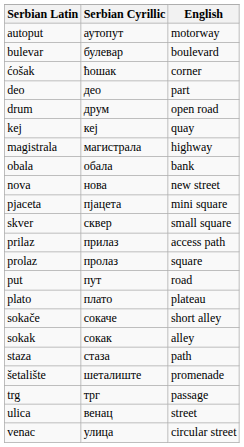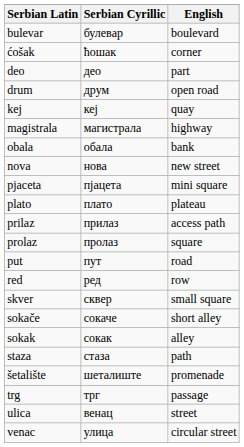- row: (25, 33)
rows swapped: (19, 299) <-> (20, 223)
+ row: (15, 280)
